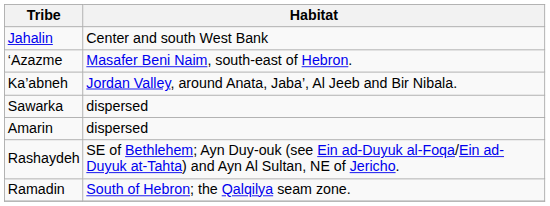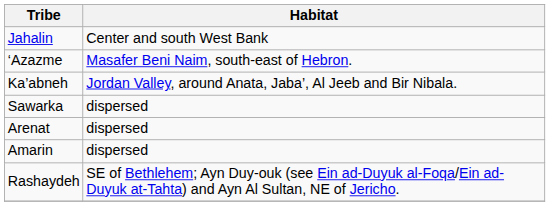+ row: (29, 128)
- row: (36, 189)
